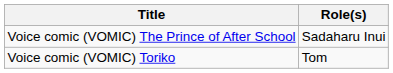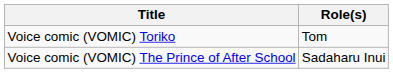rows swapped: (91, 57) <-> (152, 36)
